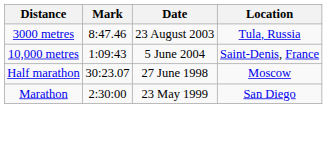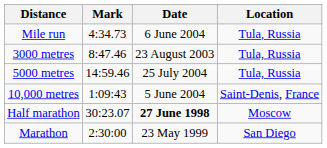+ row: (43, 34)
+ row: (43, 73)
(175, 73) normal -> (175, 113) bold
